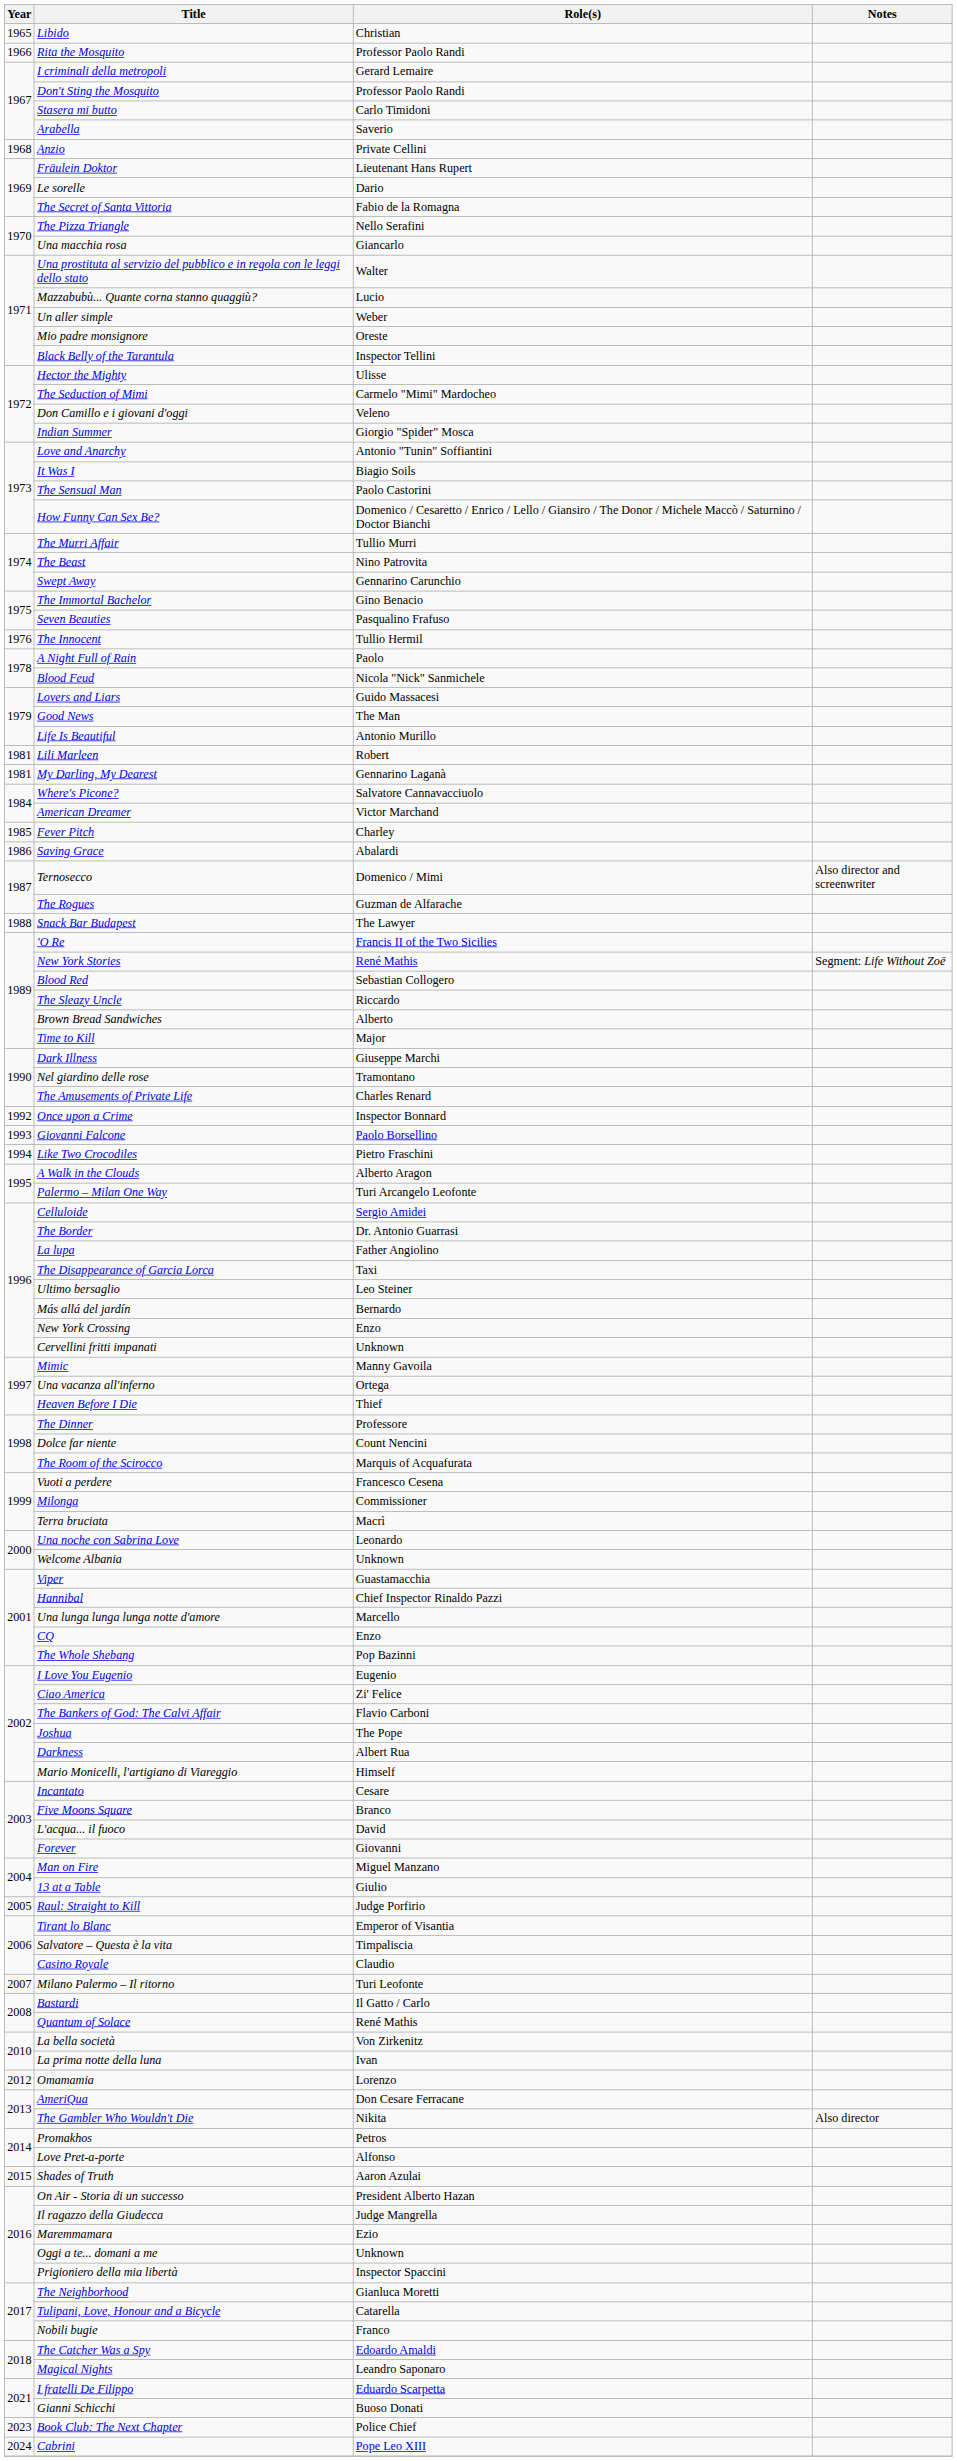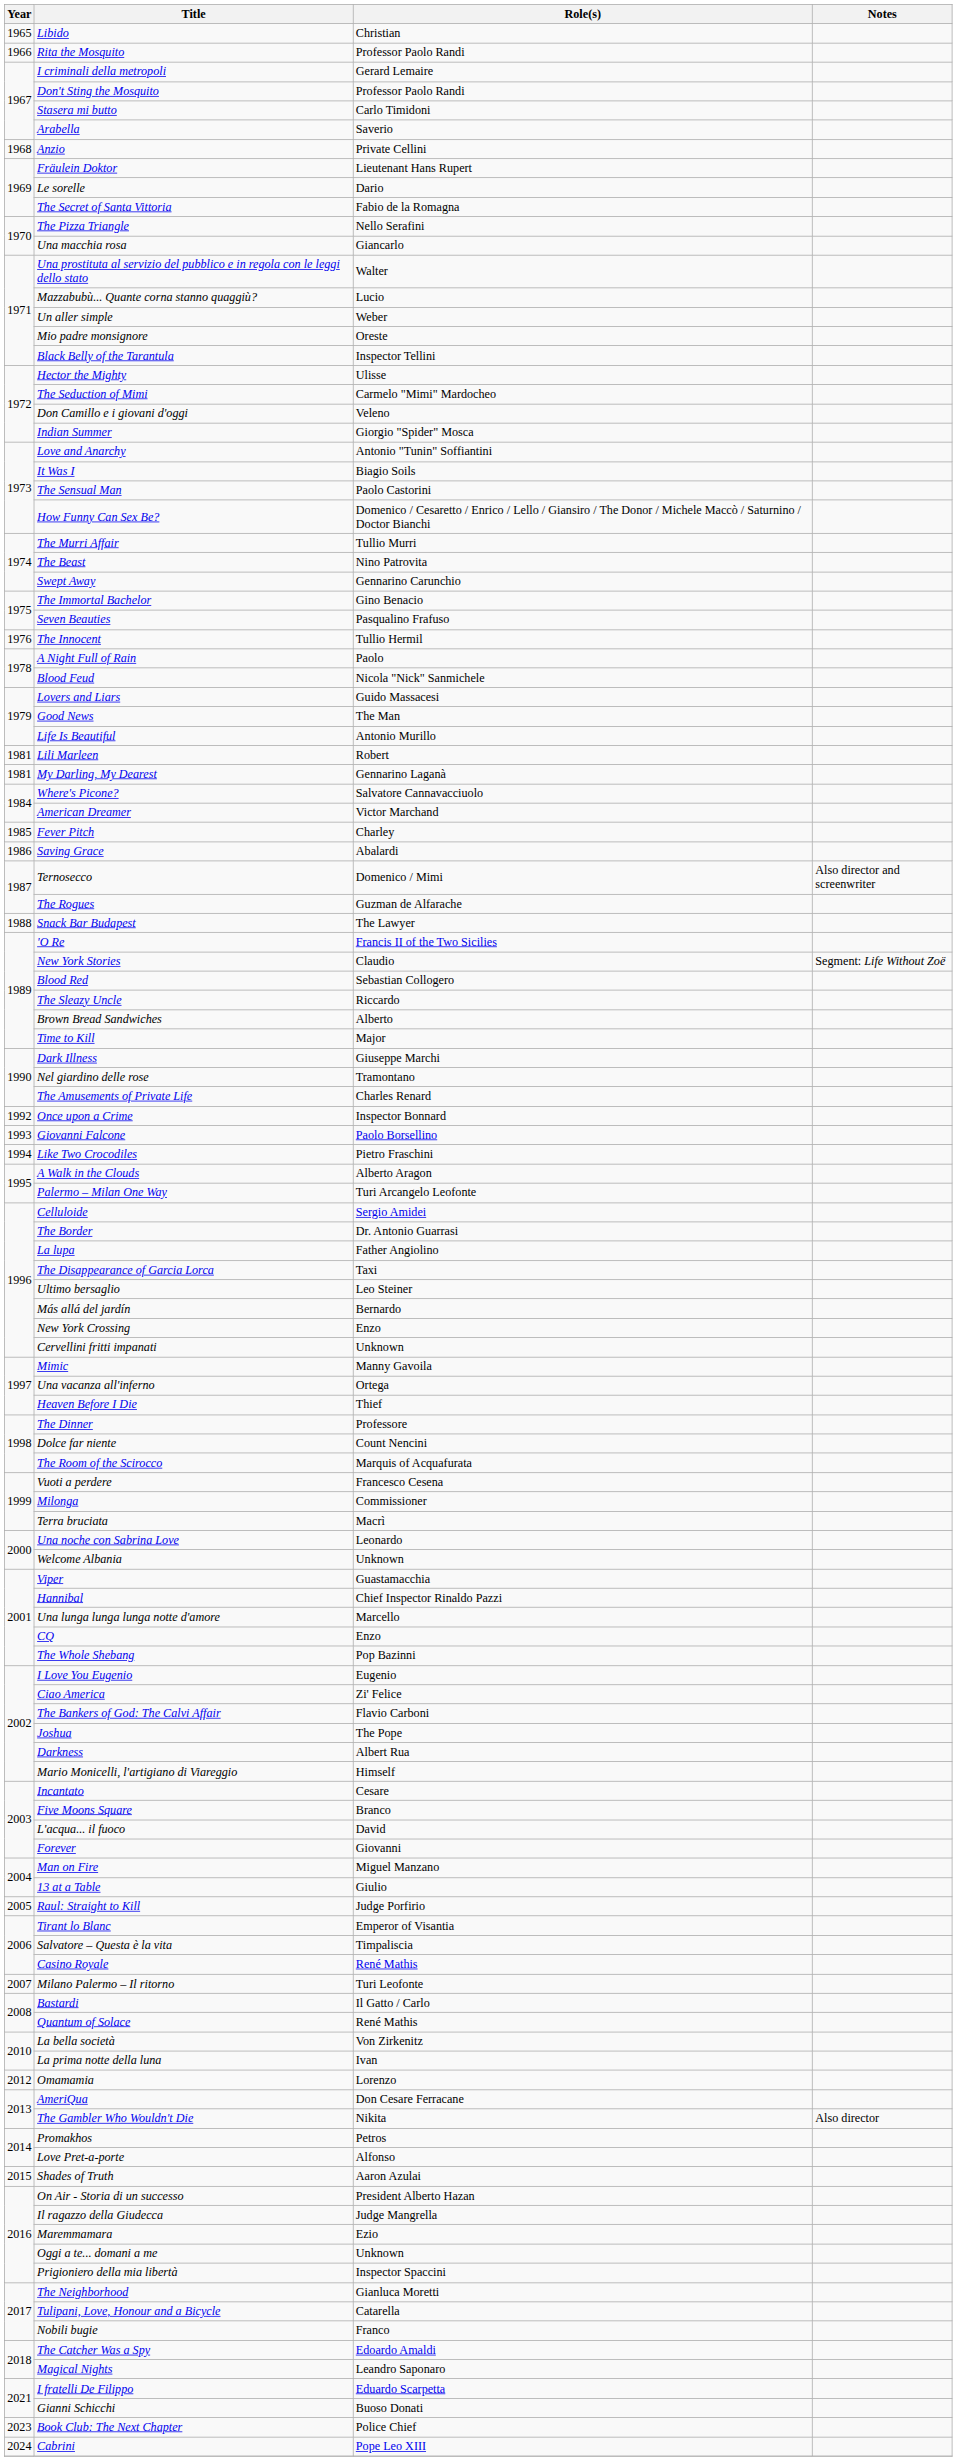(387, 961) René Mathis -> (375, 961) Claudio
(375, 1964) Claudio -> (387, 1964) René Mathis
